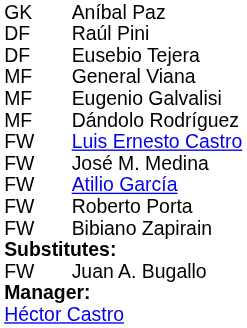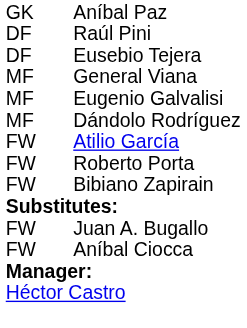- row: (157, 141)
- row: (140, 163)
+ row: (133, 249)
